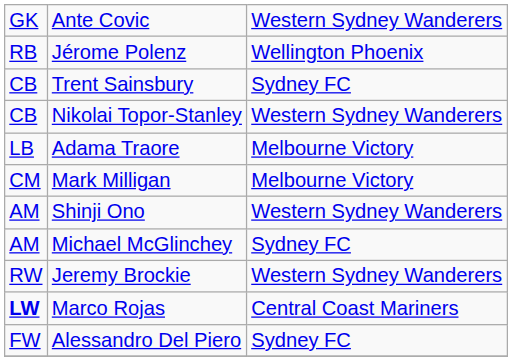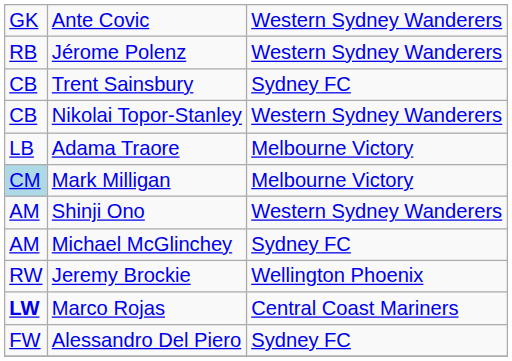(337, 52) Wellington Phoenix -> (377, 52) Western Sydney Wanderers
(25, 180) no background -> (25, 180) lightblue background
(377, 276) Western Sydney Wanderers -> (337, 276) Wellington Phoenix
